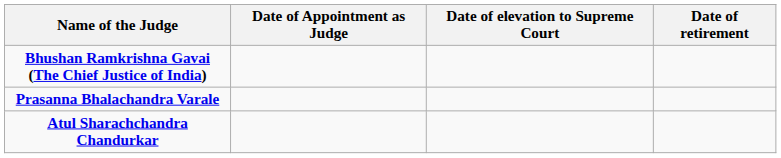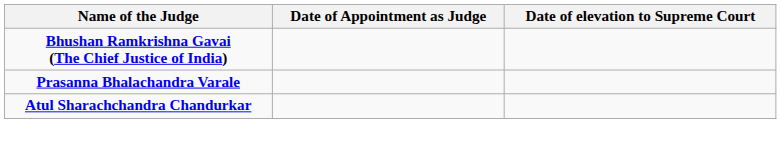- column: (715, 25)
